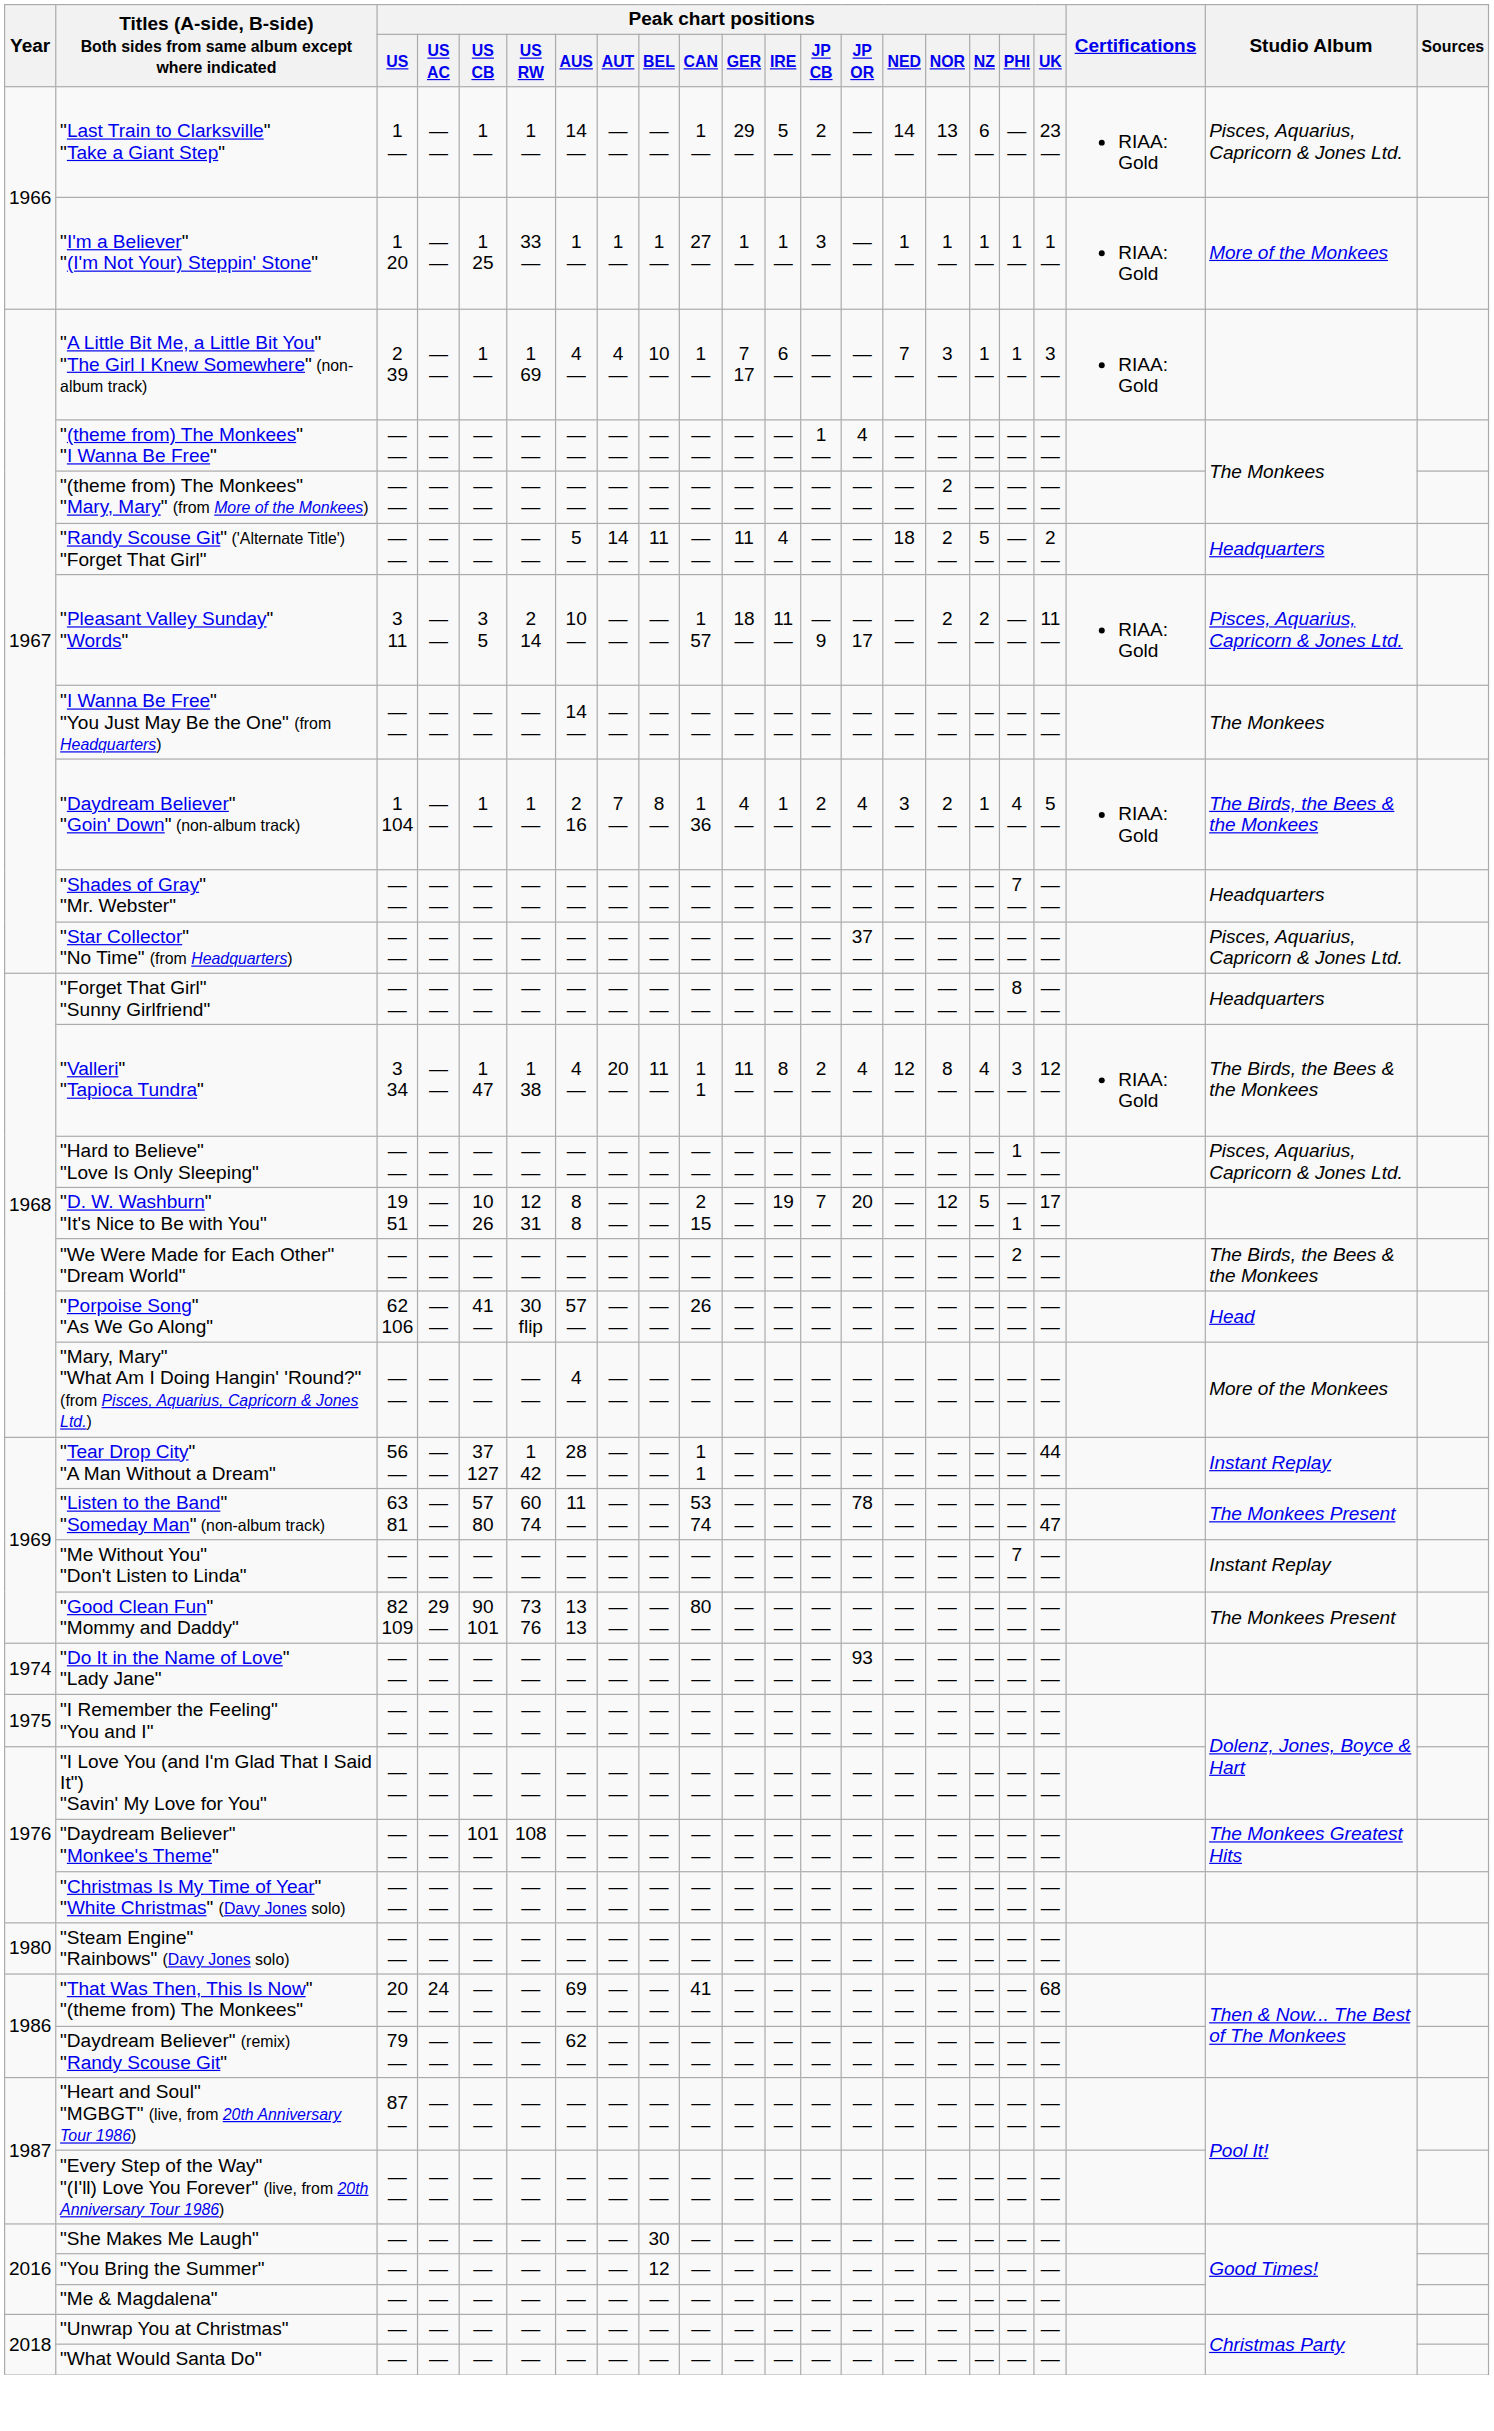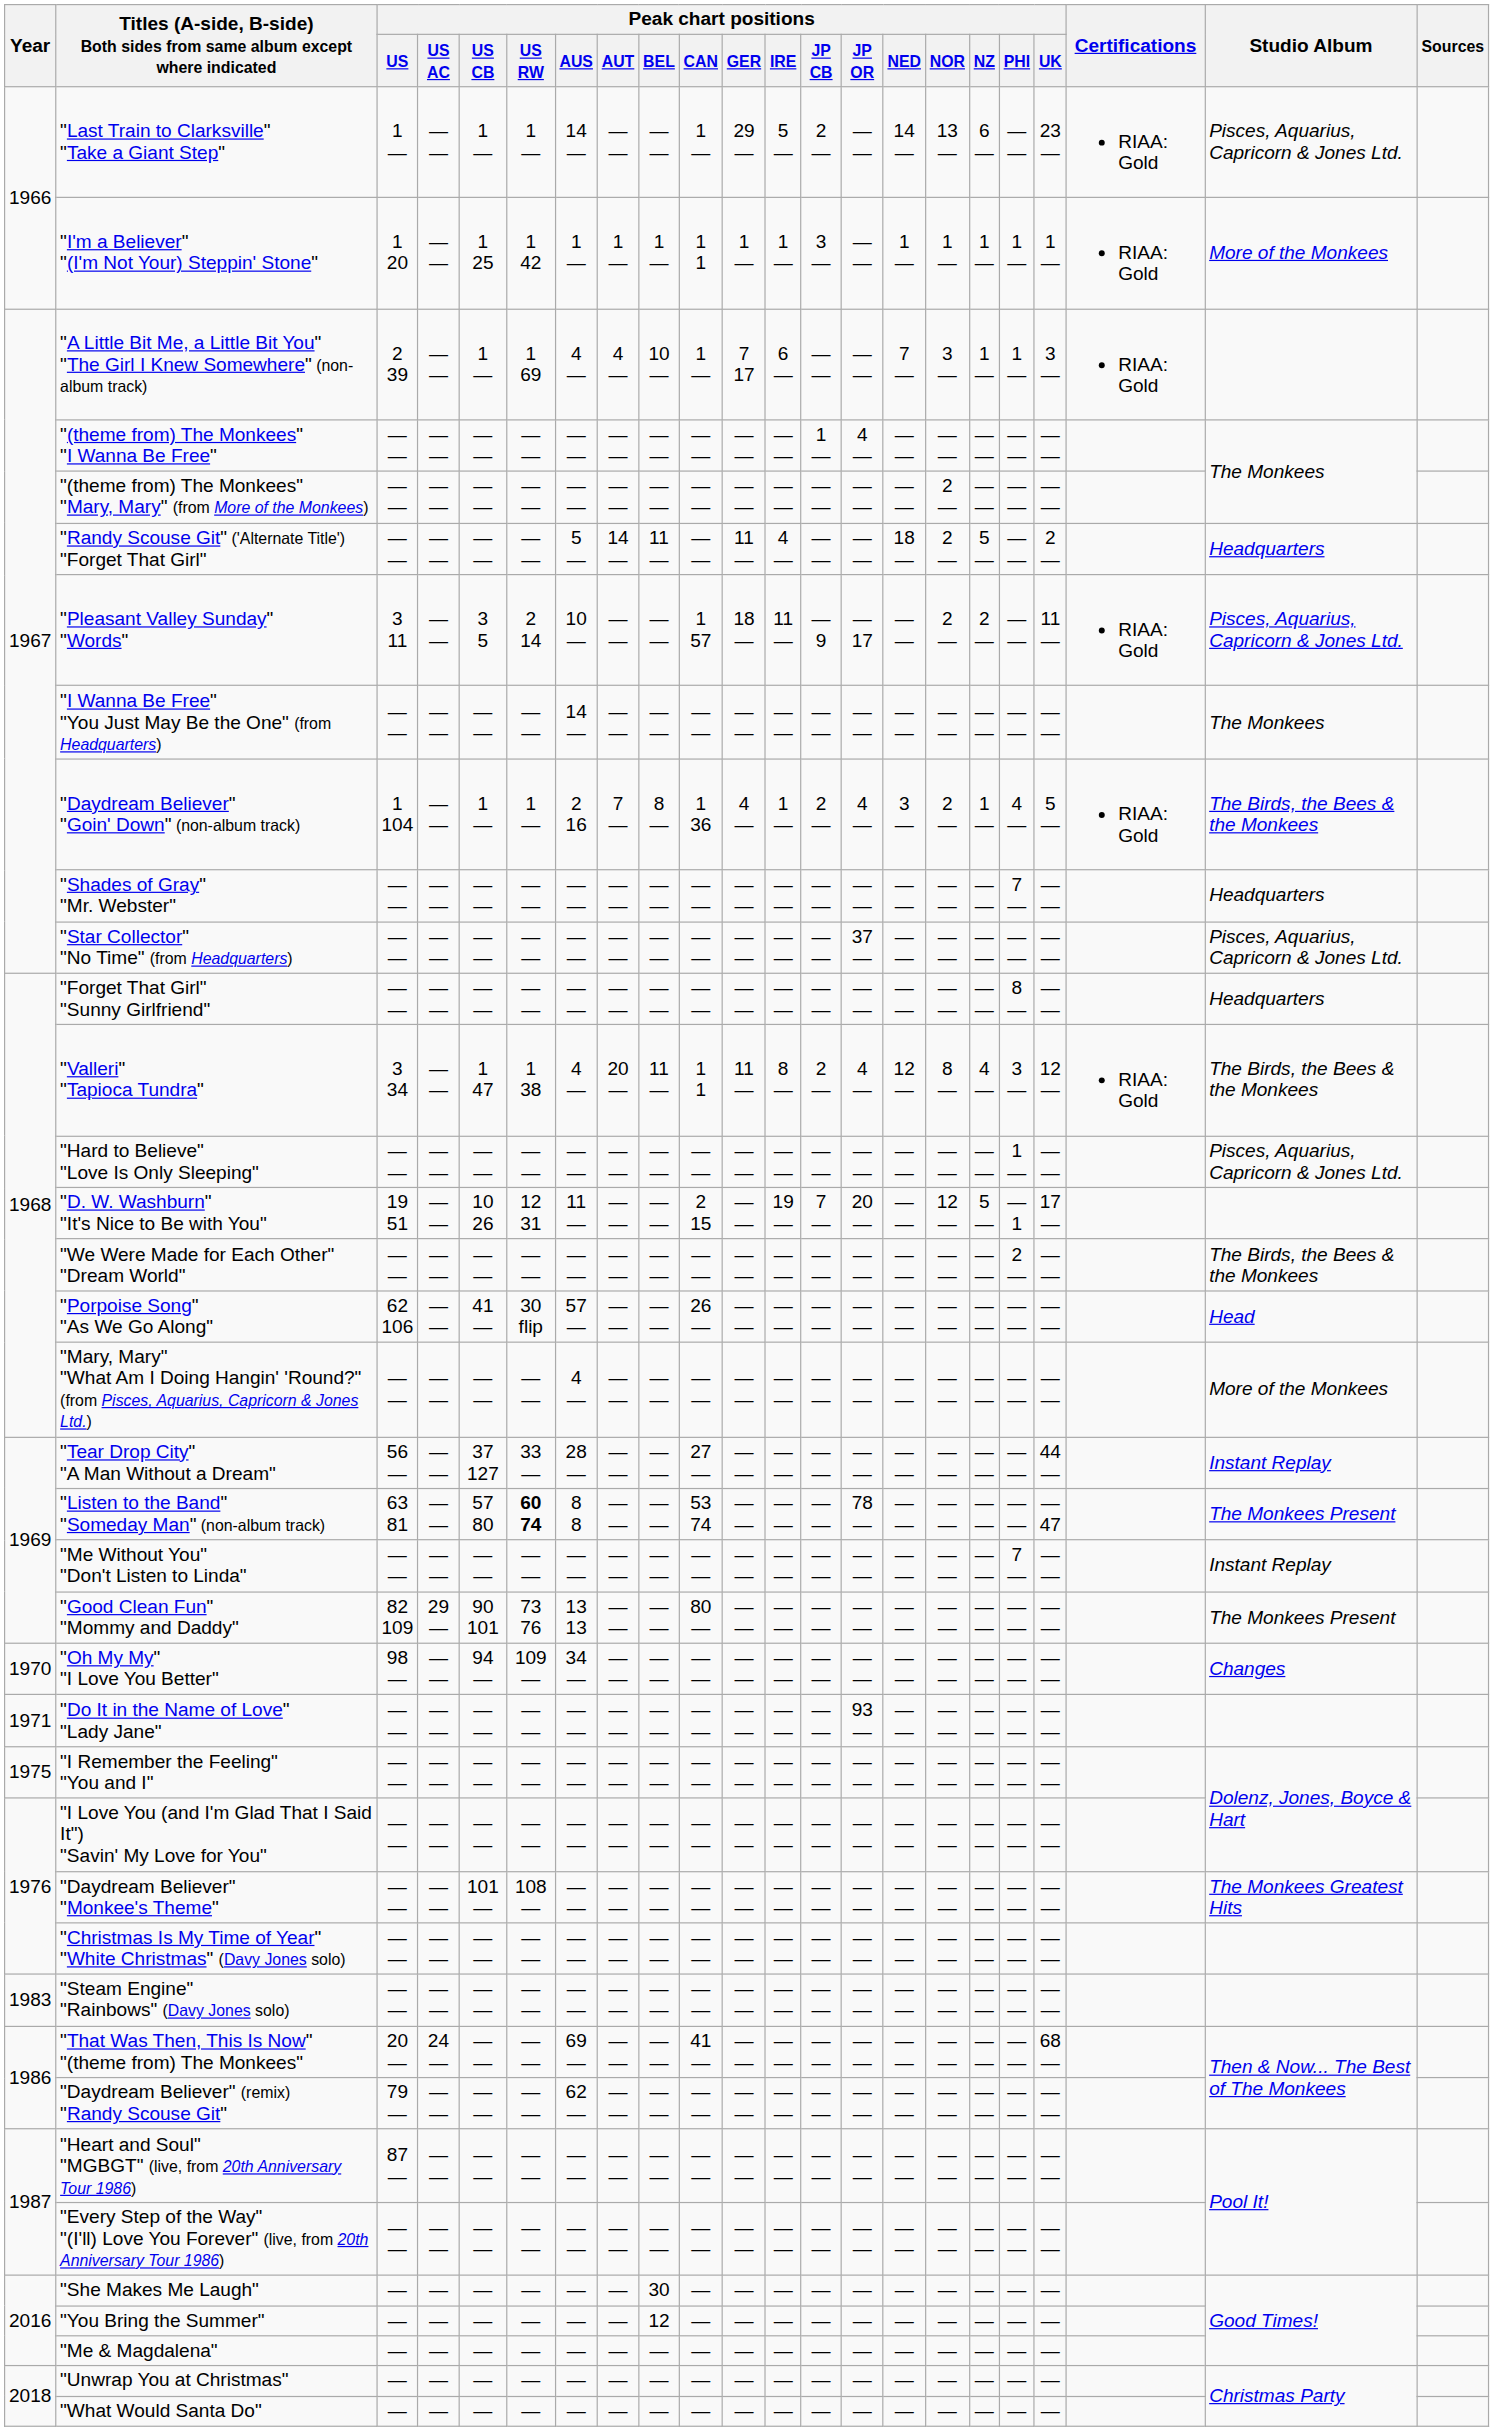(531, 252) 33 — -> (531, 252) 1 42
(701, 252) 27 — -> (701, 252) 1 1
(576, 1213) 8 8 -> (576, 1213) 11 —
(531, 1462) 1 42 -> (531, 1462) 33 —
(701, 1462) 1 1 -> (701, 1462) 27 —
(531, 1514) normal -> (531, 1514) bold
(576, 1514) 11 — -> (576, 1514) 8 8
+ row: (139, 1668)
(30, 1668) 1974 -> (30, 1720) 1971
(30, 1948) 1980 -> (30, 2000) 1983
